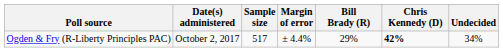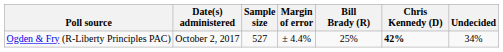(260, 39) 517 -> (260, 39) 527
(349, 39) 29% -> (349, 39) 25%
